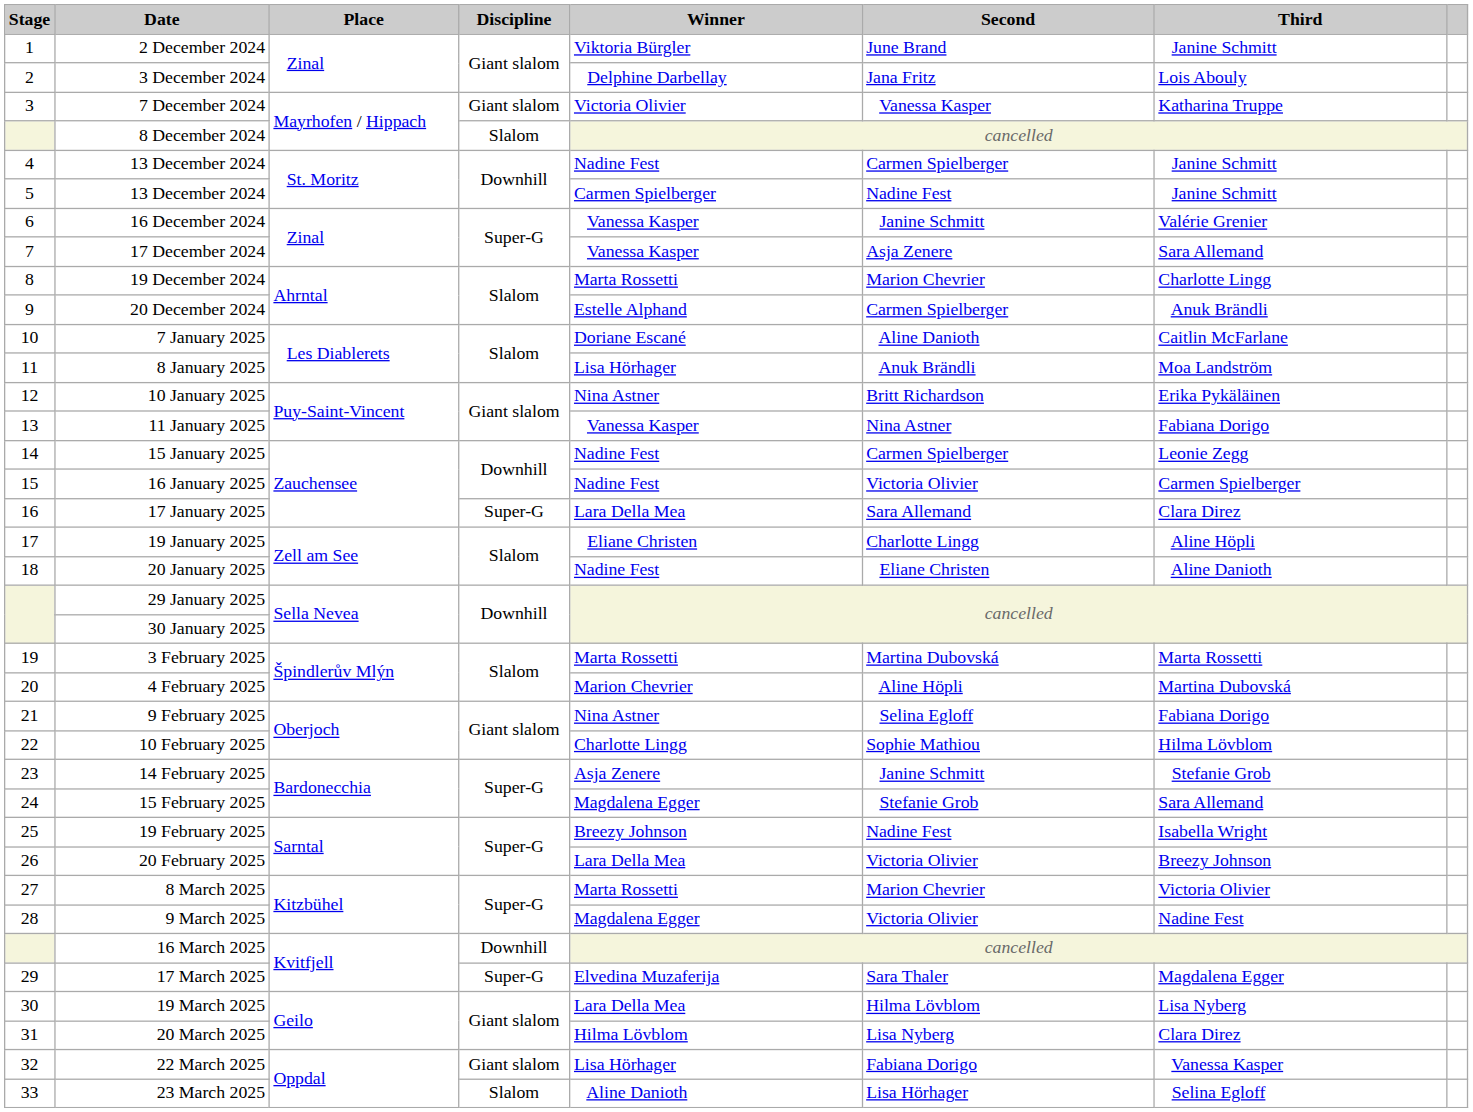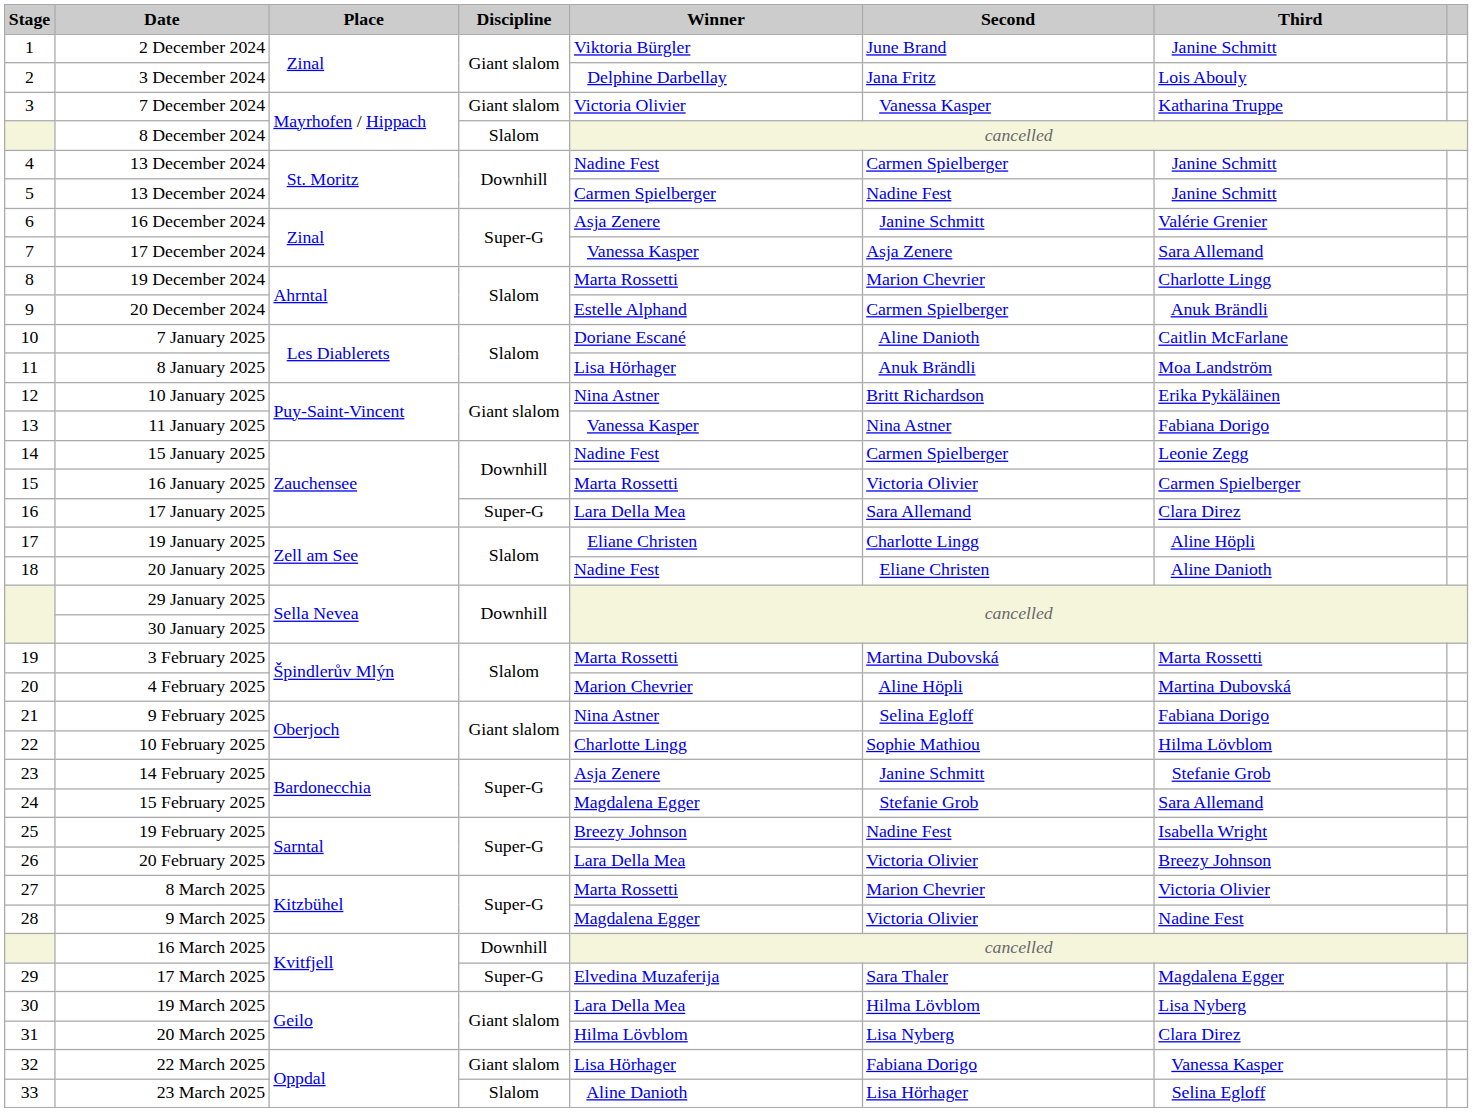(636, 221) Vanessa Kasper -> (617, 221) Asja Zenere
(617, 483) Nadine Fest -> (626, 483) Marta Rossetti
